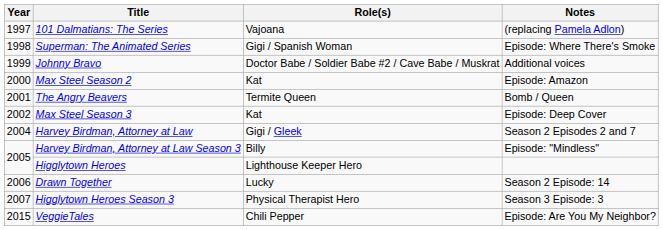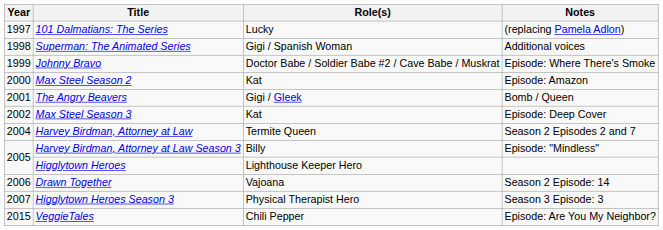(265, 30) Vajoana -> (260, 30) Lucky
(580, 47) Episode: Where There's Smoke -> (545, 47) Additional voices
(545, 64) Additional voices -> (580, 64) Episode: Where There's Smoke
(281, 98) Termite Queen -> (274, 98) Gigi / Gleek
(274, 132) Gigi / Gleek -> (281, 132) Termite Queen
(260, 183) Lucky -> (265, 183) Vajoana
